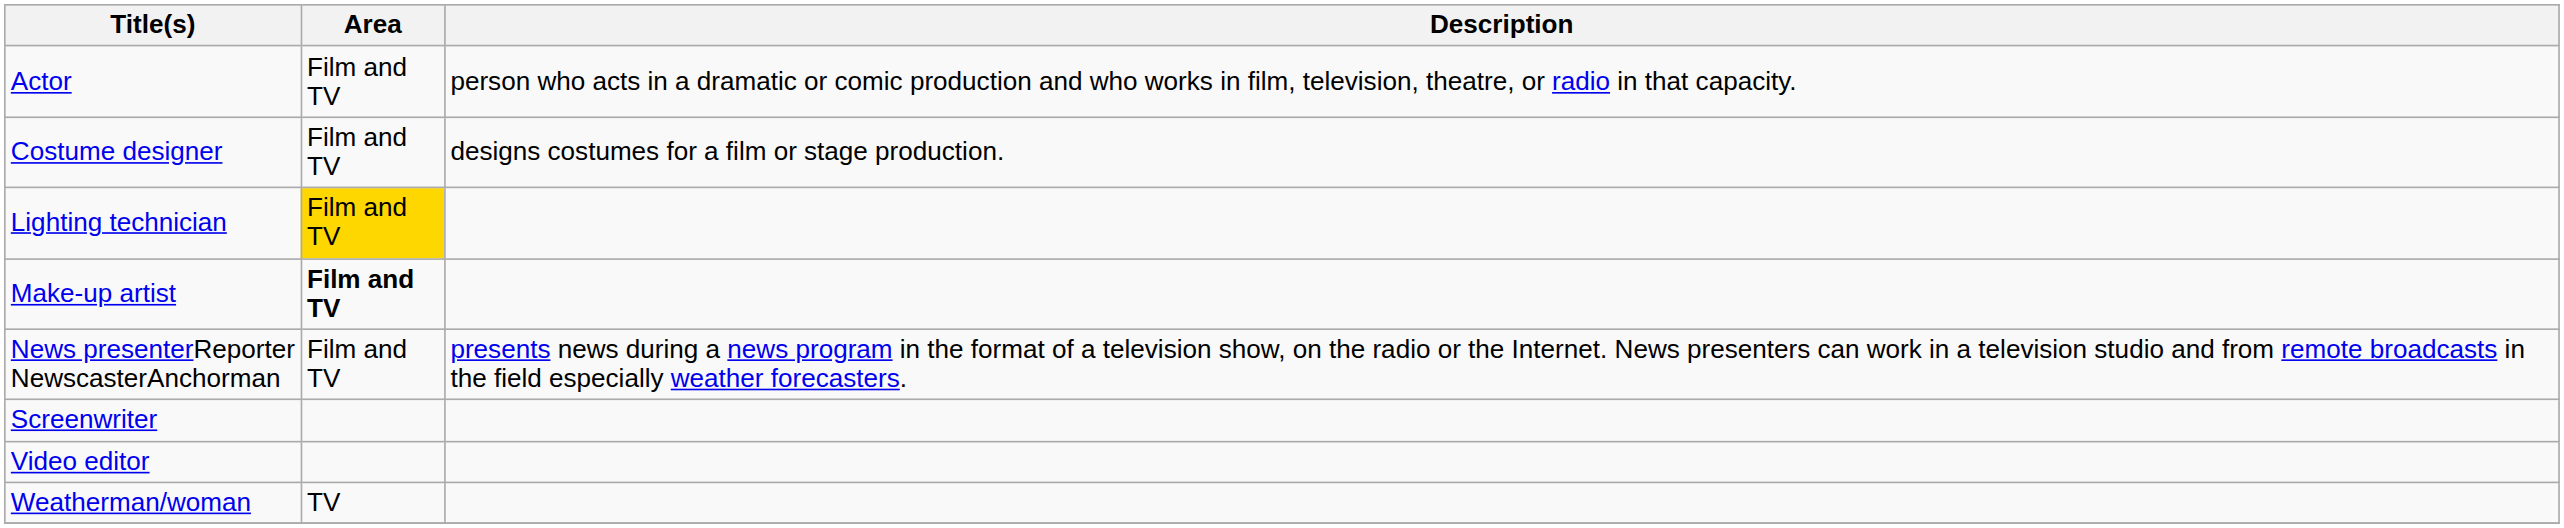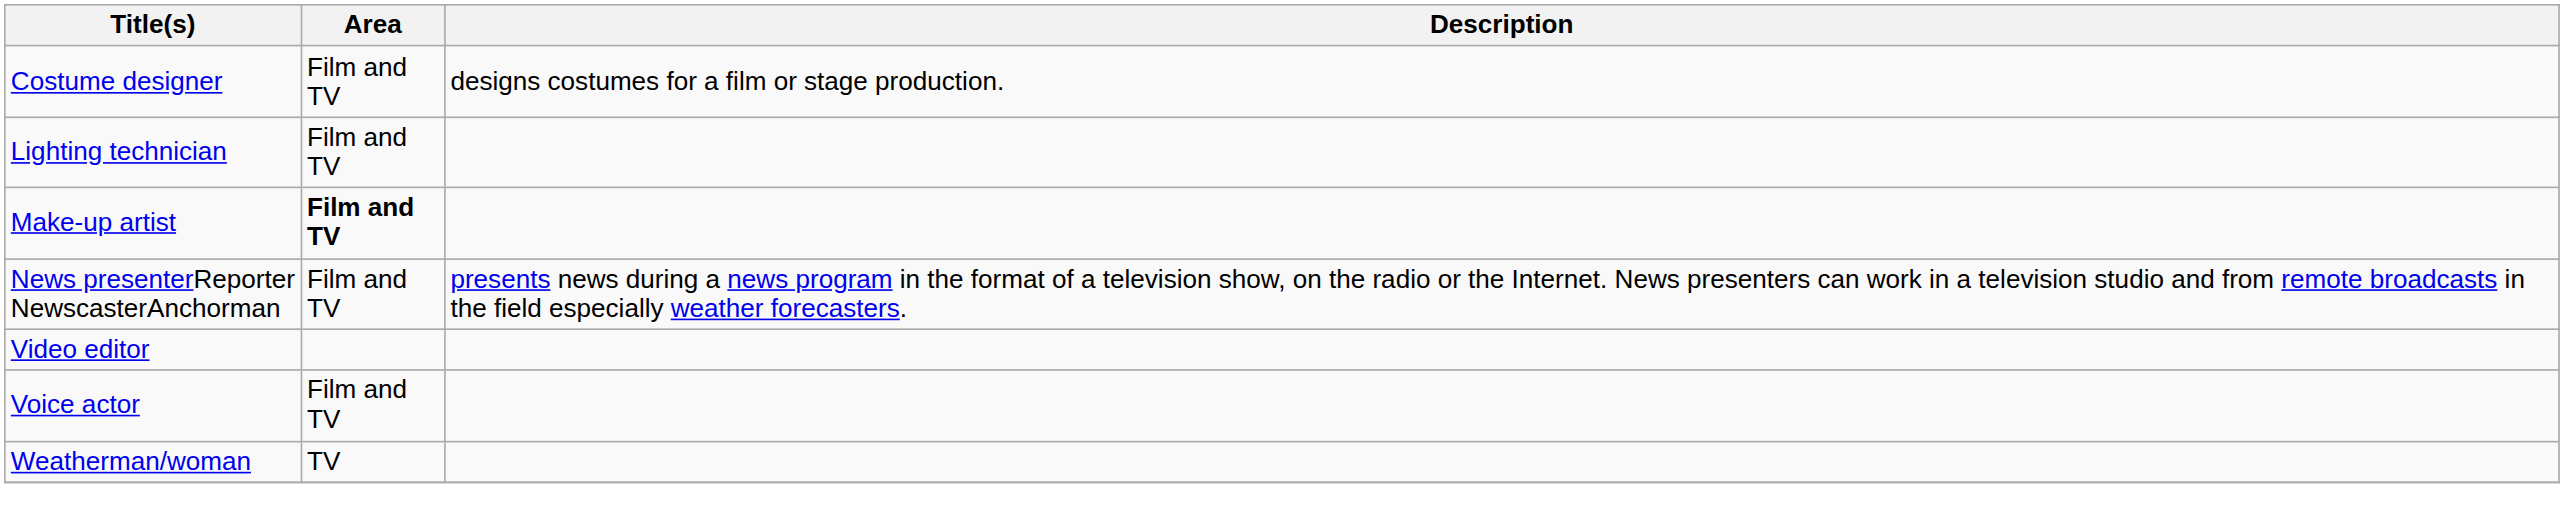- row: (41, 81)
(357, 222) gold background -> (357, 151) no background
- row: (84, 420)
+ row: (75, 405)
